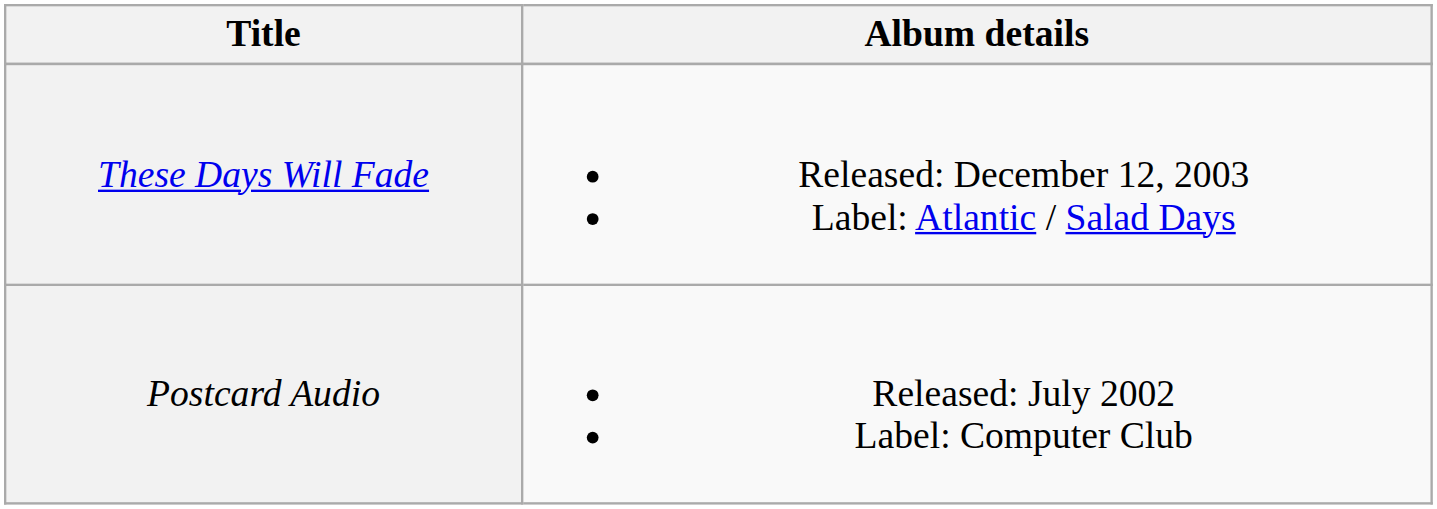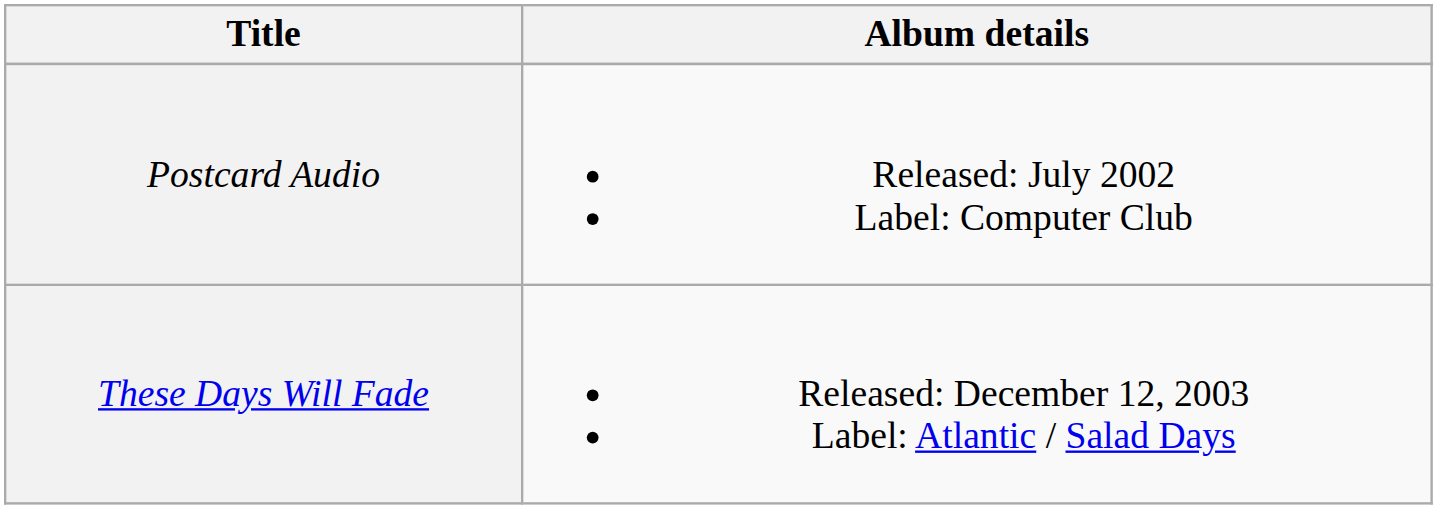rows swapped: (264, 393) <-> (264, 173)
